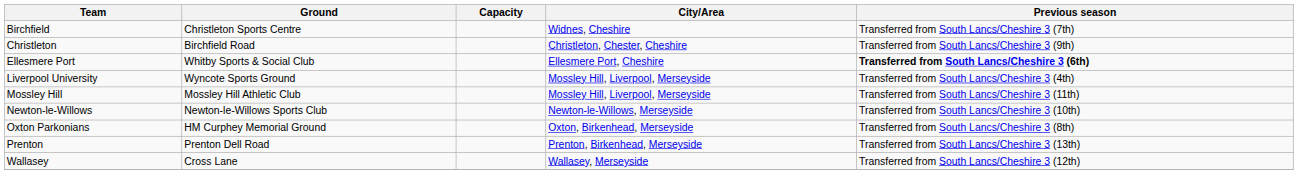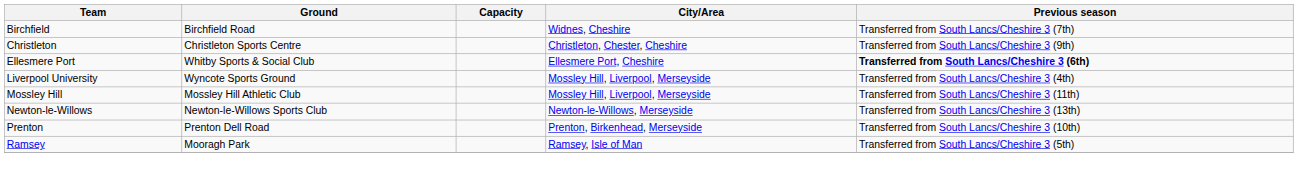(243, 29) Christleton Sports Centre -> (220, 29) Birchfield Road
(220, 45) Birchfield Road -> (243, 45) Christleton Sports Centre
(970, 111) Transferred from South Lancs/Cheshire 3 (10th) -> (970, 111) Transferred from South Lancs/Cheshire 3 (13th)
- row: (48, 128)
(970, 144) Transferred from South Lancs/Cheshire 3 (13th) -> (970, 128) Transferred from South Lancs/Cheshire 3 (10th)
+ row: (26, 144)
- row: (28, 161)
